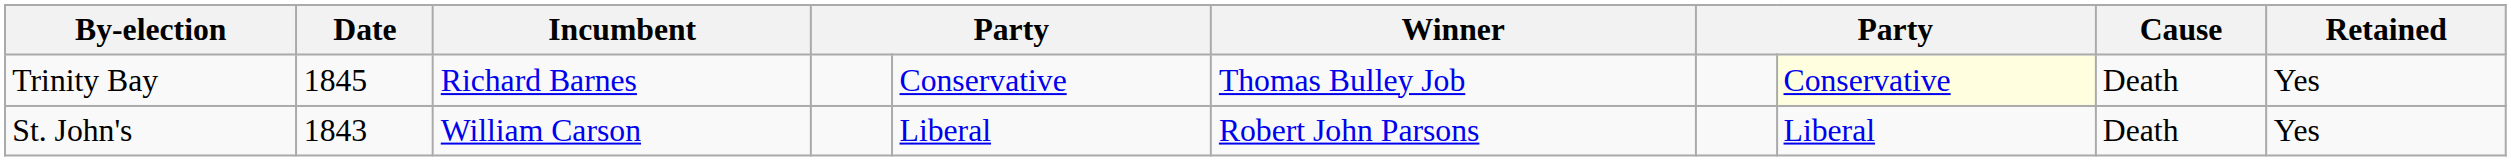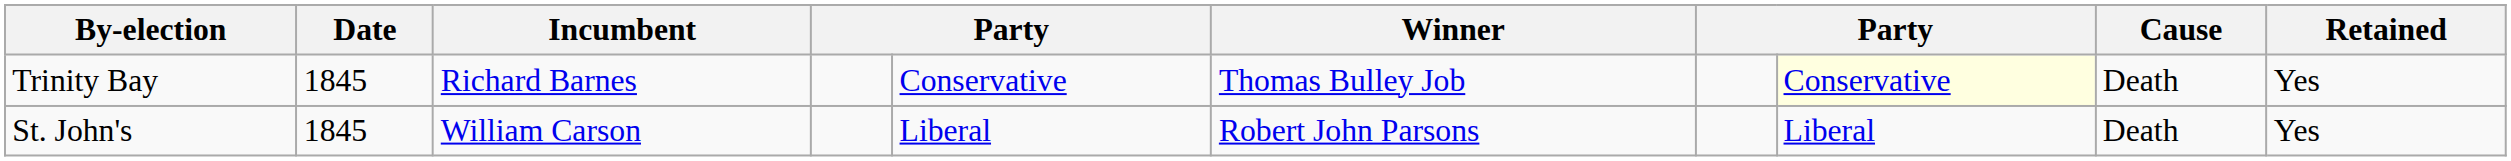(335, 130) 1843 -> (335, 130) 1845
